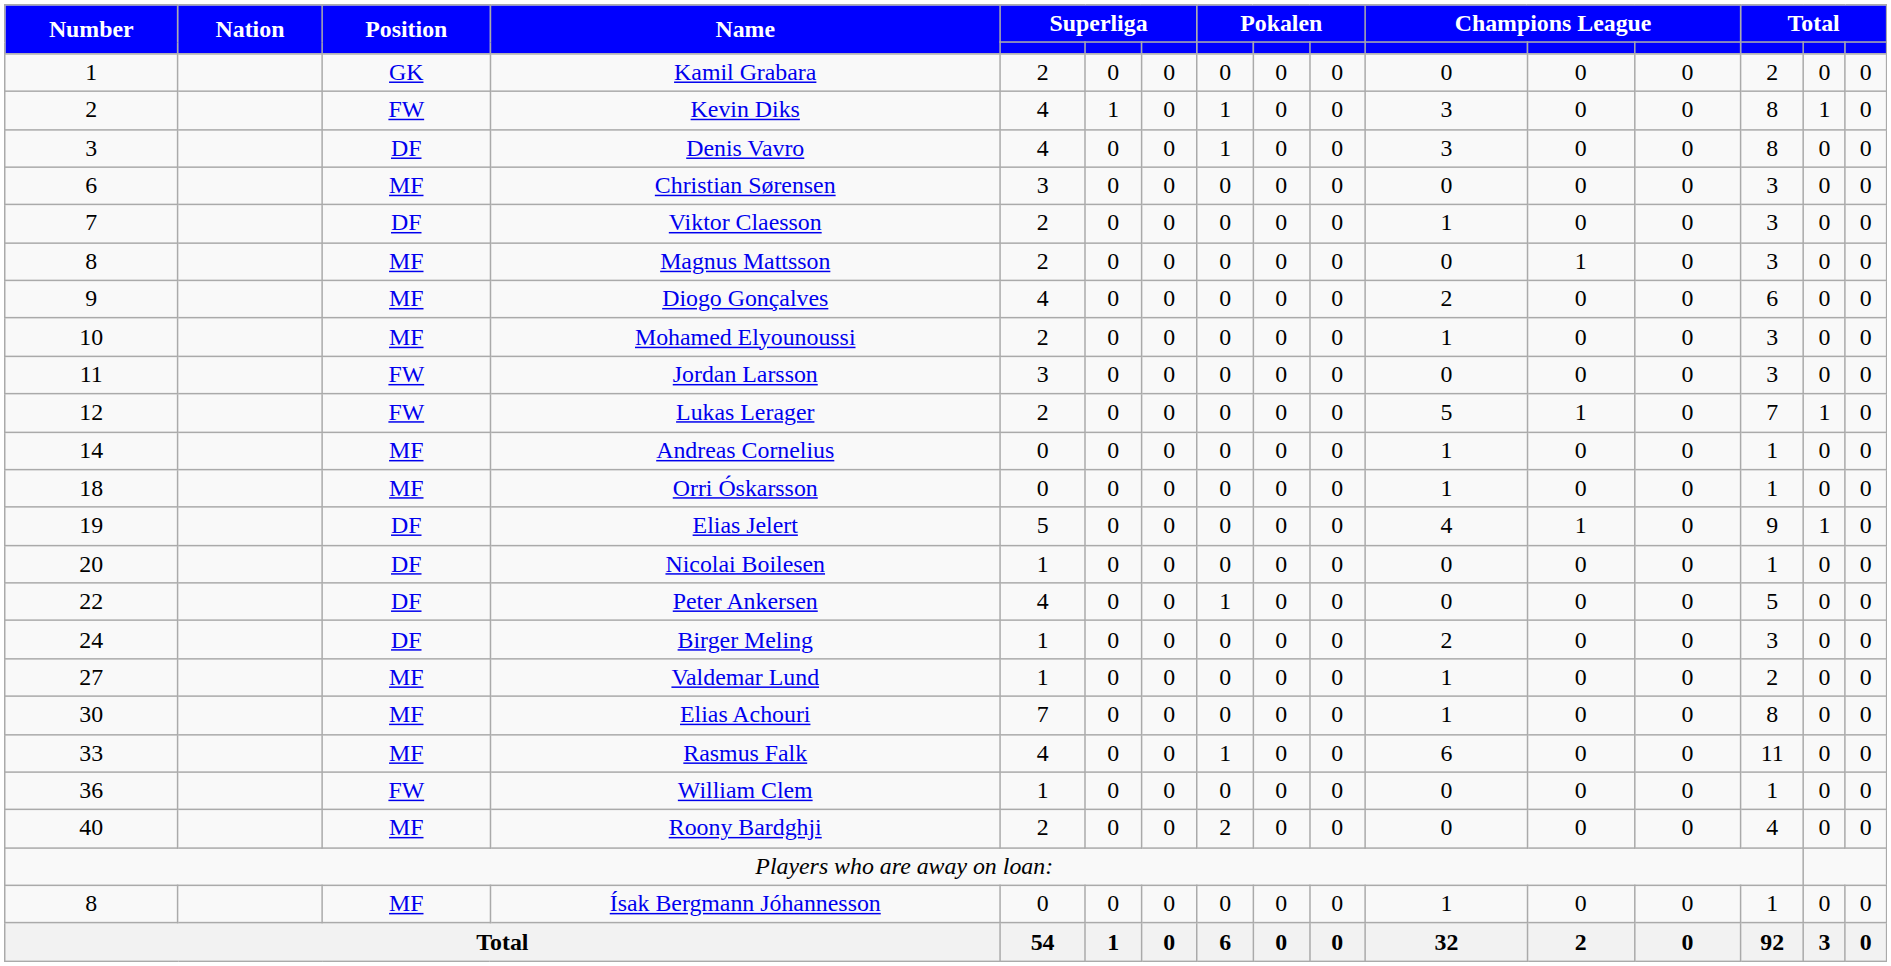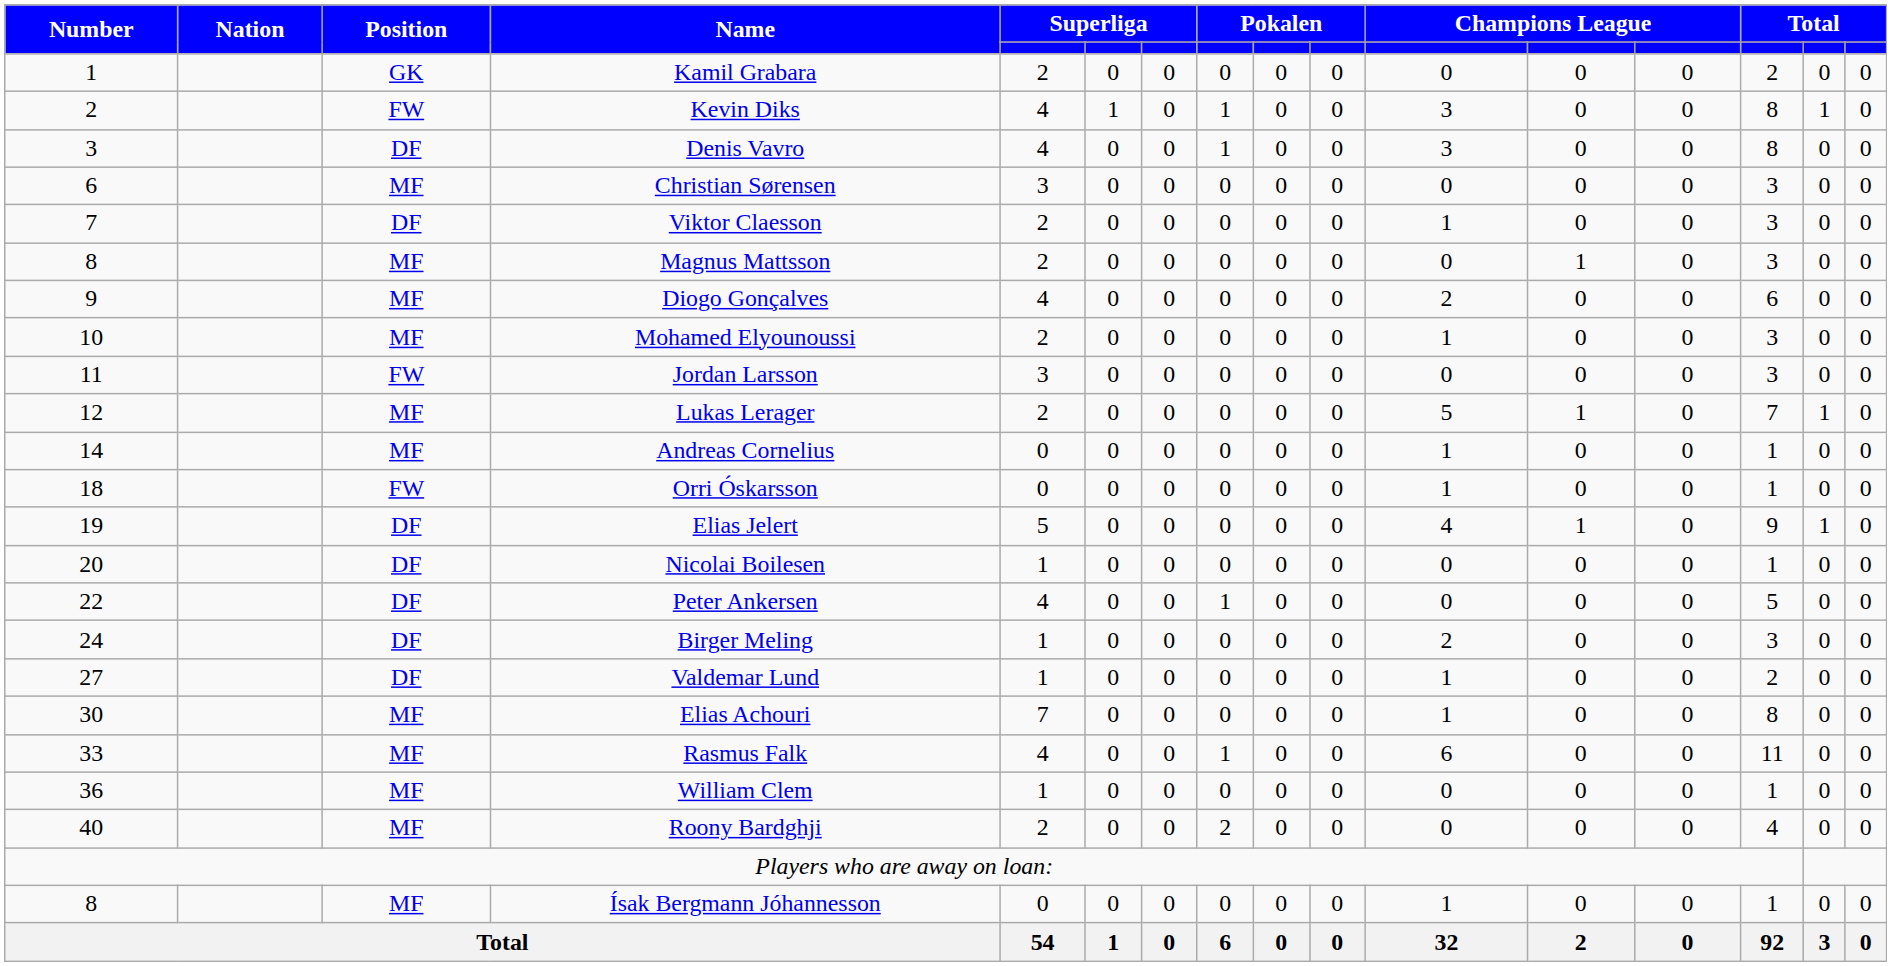(406, 412) FW -> (406, 412) MF
(406, 488) MF -> (406, 488) FW
(406, 677) MF -> (406, 677) DF
(406, 790) FW -> (406, 790) MF
